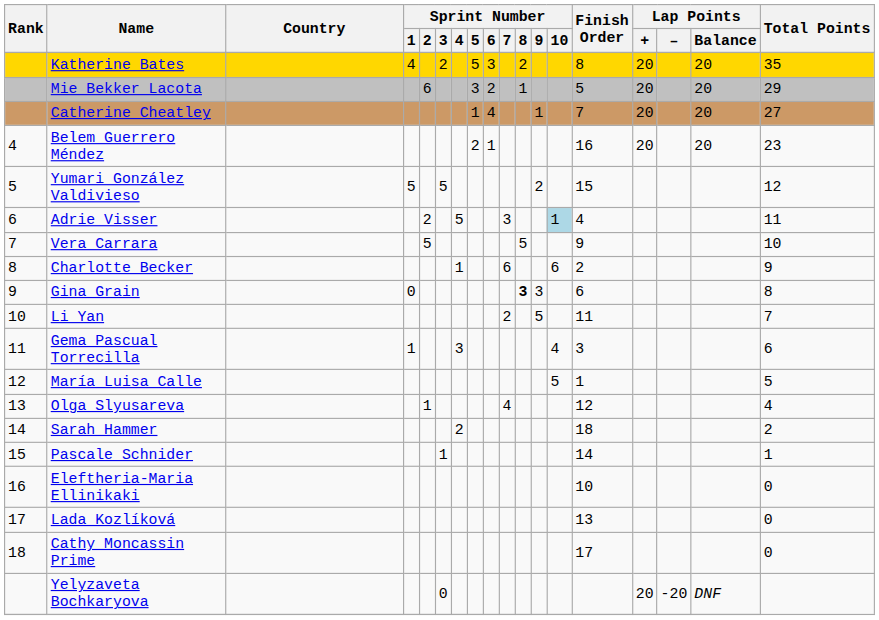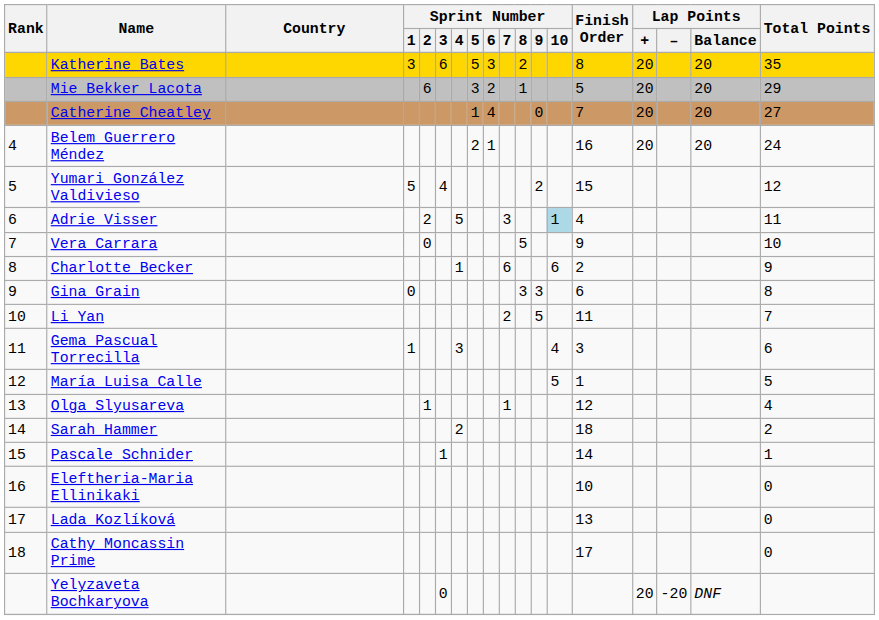(411, 65) 4 -> (411, 65) 3
(443, 65) 2 -> (443, 65) 6
(539, 113) 1 -> (539, 113) 0
(773, 146) 23 -> (773, 146) 24
(443, 187) 5 -> (443, 187) 4
(427, 244) 5 -> (427, 244) 0
(523, 292) bold -> (523, 292) normal
(507, 406) 4 -> (507, 406) 1
